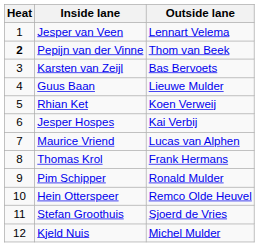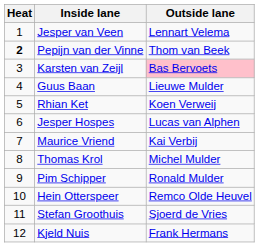(183, 68) no background -> (183, 68) pink background
(173, 123) Kai Verbij -> (194, 123) Lucas van Alphen
(194, 141) Lucas van Alphen -> (173, 141) Kai Verbij
(188, 159) Frank Hermans -> (185, 159) Michel Mulder
(185, 232) Michel Mulder -> (188, 232) Frank Hermans
